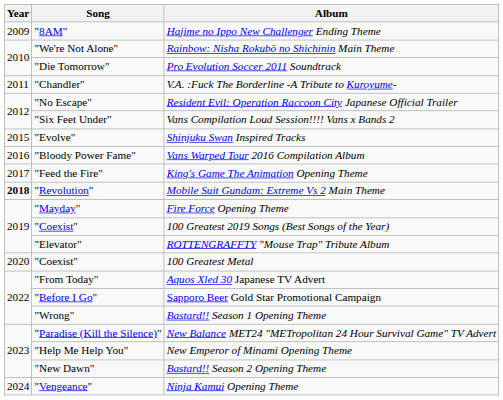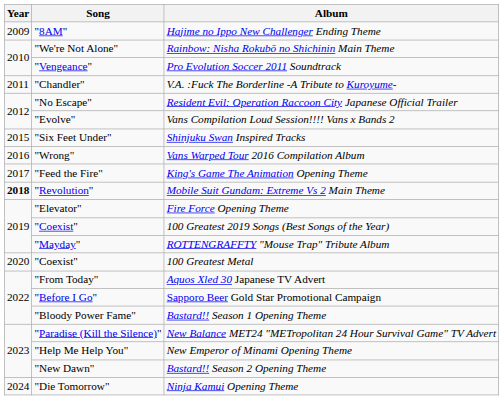(72, 66) "Die Tomorrow" -> (63, 66) "Vengeance"
(73, 119) "Six Feet Under" -> (55, 119) "Evolve"
(55, 137) "Evolve" -> (73, 137) "Six Feet Under"
(85, 155) "Bloody Power Fame" -> (54, 155) "Wrong"
(57, 208) "Mayday" -> (58, 208) "Elevator"
(58, 244) "Elevator" -> (57, 244) "Mayday"
(54, 315) "Wrong" -> (85, 315) "Bloody Power Fame"
(63, 386) "Vengeance" -> (72, 386) "Die Tomorrow"
